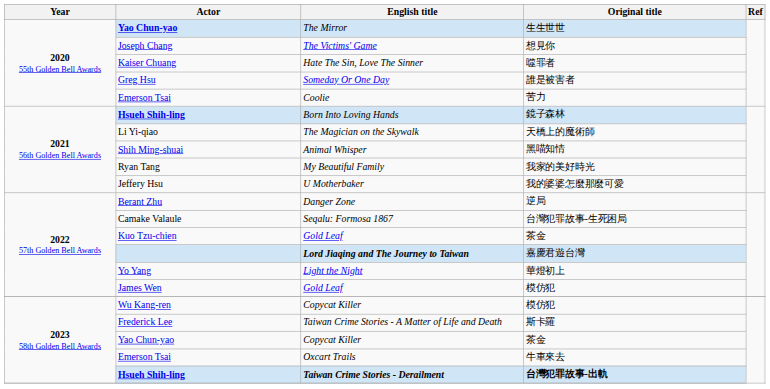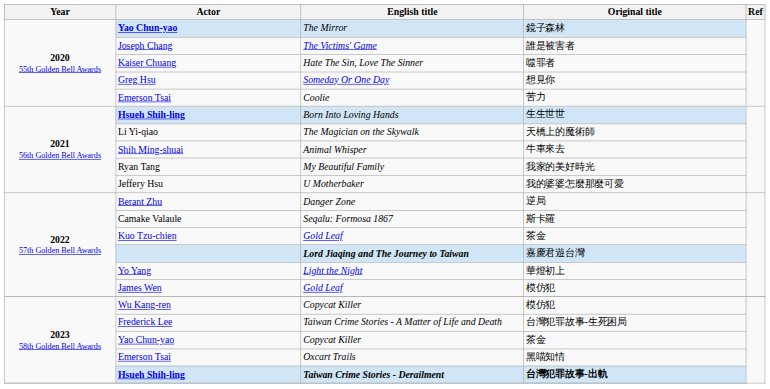(545, 28) 生生世世 -> (545, 28) 鏡子森林
(541, 45) 想見你 -> (550, 45) 誰是被害者
(550, 80) 誰是被害者 -> (541, 80) 想見你
(545, 114) 鏡子森林 -> (545, 114) 生生世世
(545, 149) 黑喵知情 -> (545, 149) 牛車來去
(576, 218) 台灣犯罪故事-生死困局 -> (541, 218) 斯卡羅
(541, 322) 斯卡羅 -> (576, 322) 台灣犯罪故事-生死困局
(545, 357) 牛車來去 -> (545, 357) 黑喵知情
